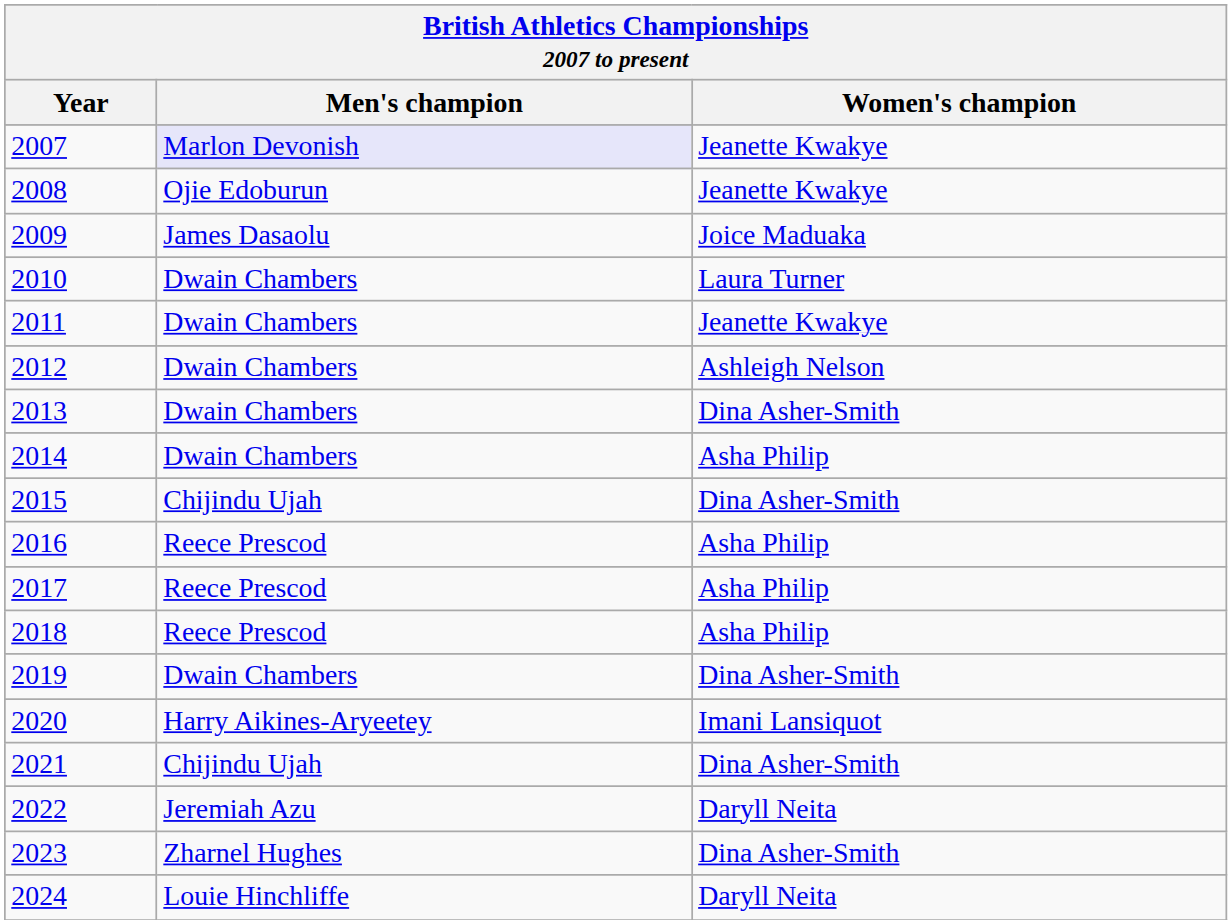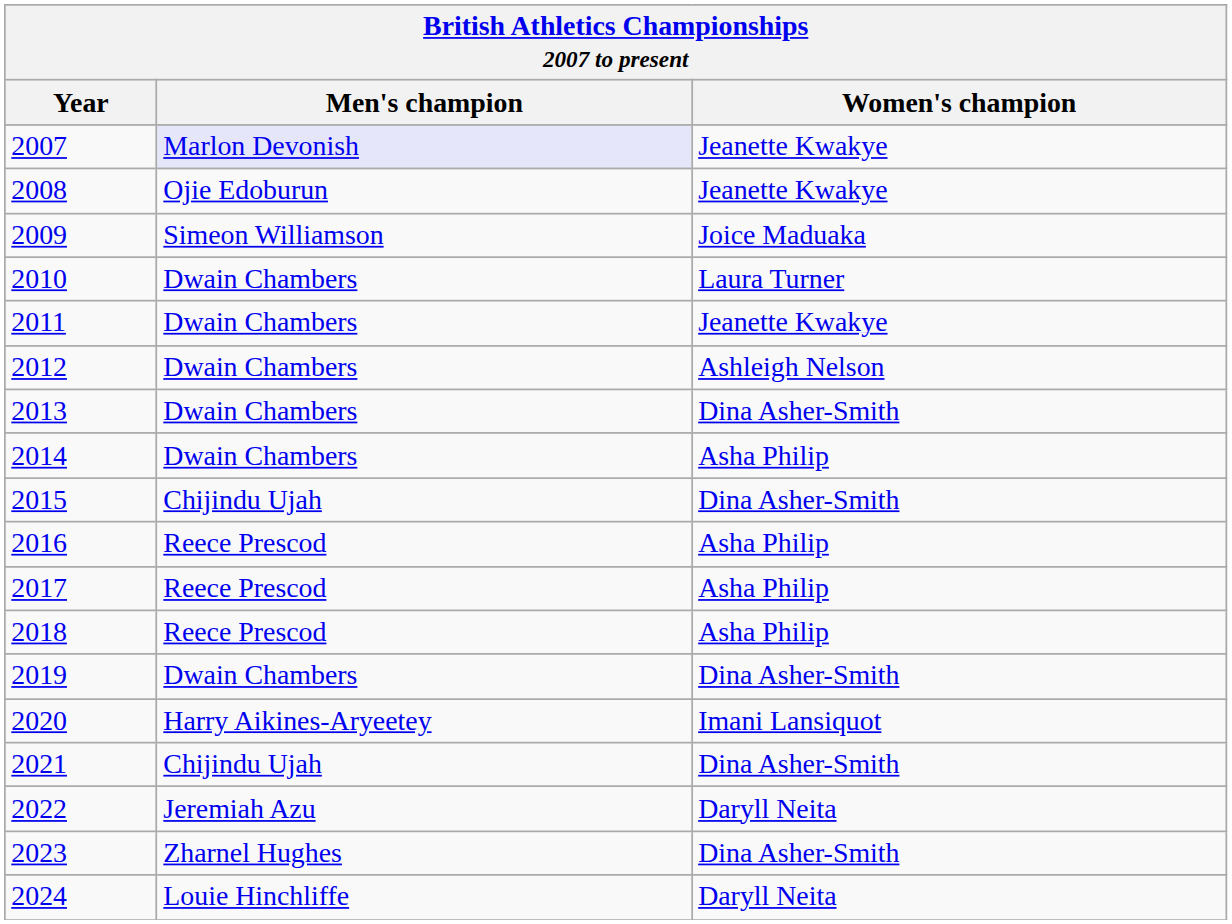(246, 234) James Dasaolu -> (273, 234) Simeon Williamson
